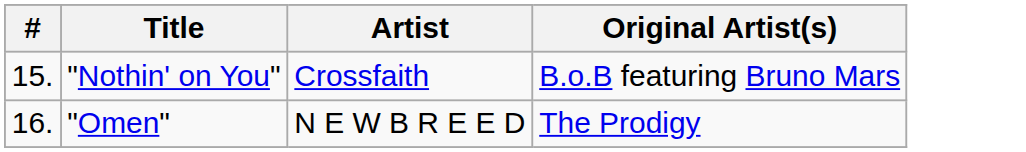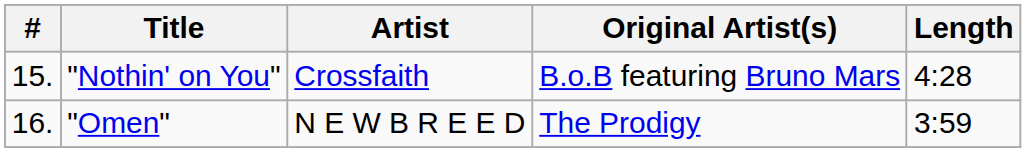+ column: (964, 28)
